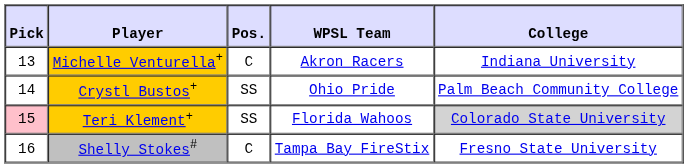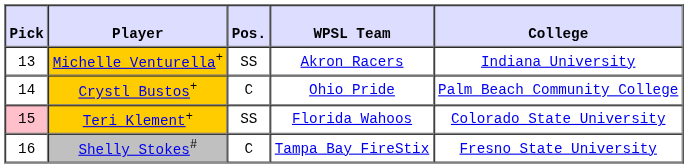(249, 61) C -> (249, 61) SS
(249, 90) SS -> (249, 90) C
(558, 119) lightgrey background -> (558, 119) no background
